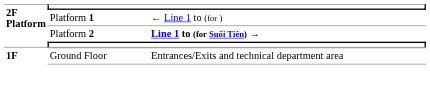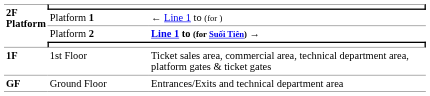+ row: (68, 55)
(12, 55) 1F -> (13, 83) GF
